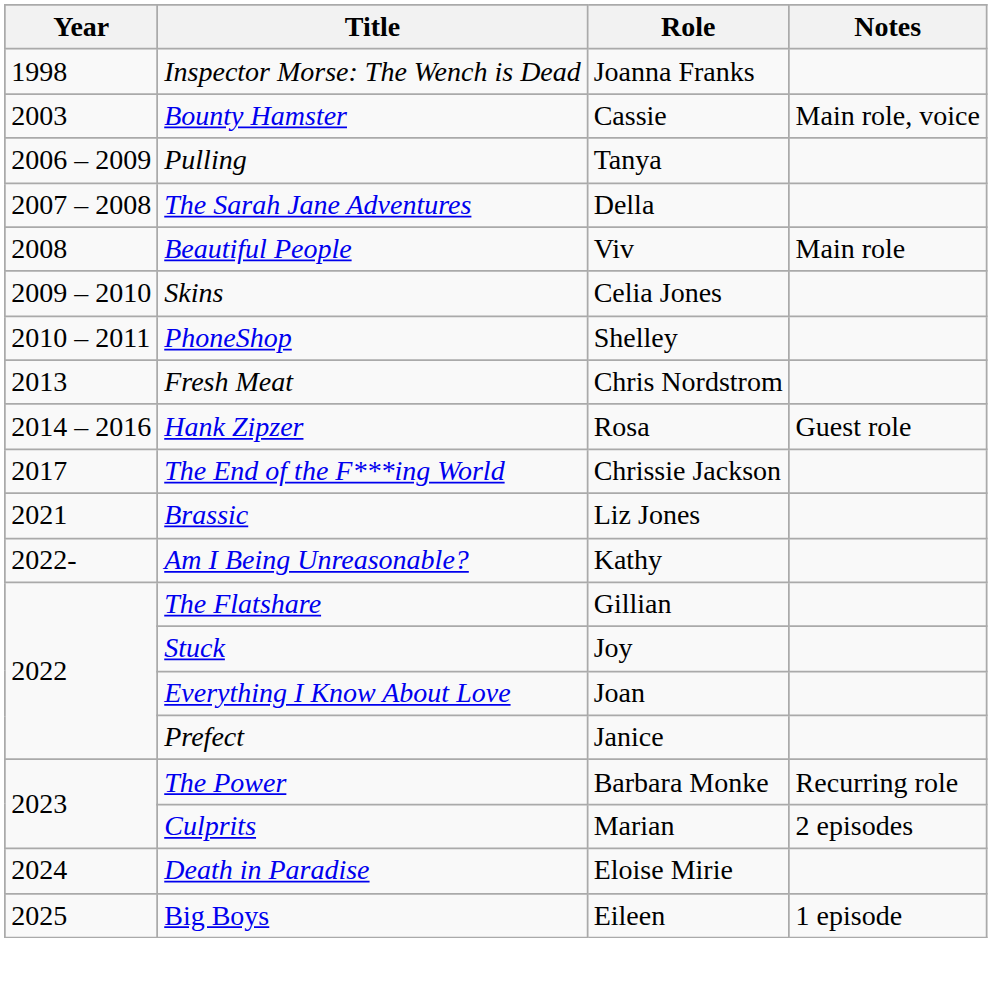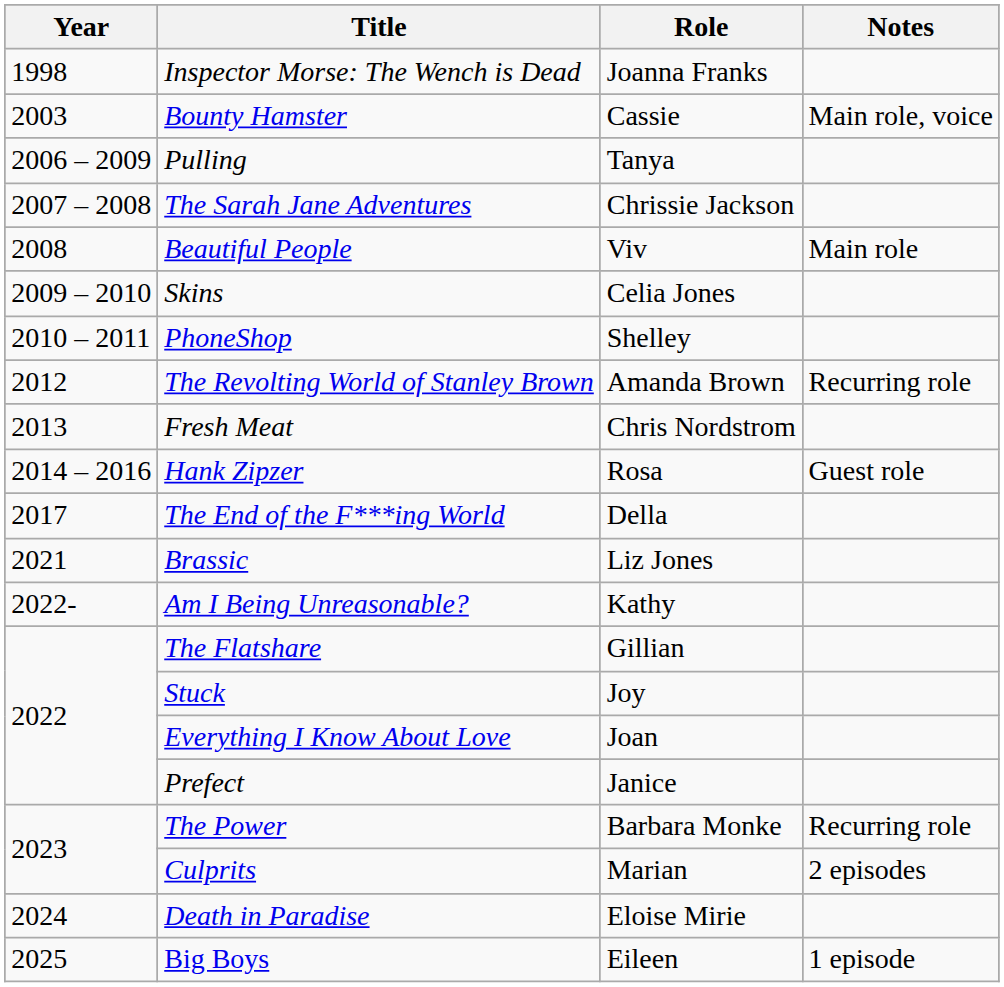(624, 204) Della -> (700, 204) Chrissie Jackson
+ row: (379, 381)
(687, 470) Chrissie Jackson -> (637, 515) Della
